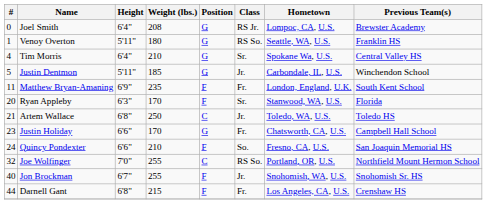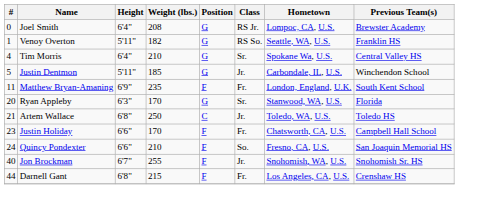(155, 42) 180 -> (155, 42) 182
(204, 102) F -> (205, 102) G
(205, 132) G -> (204, 132) F
- row: (45, 161)
